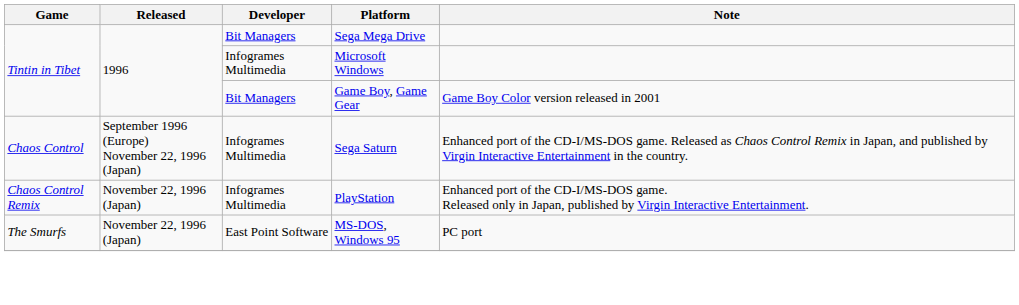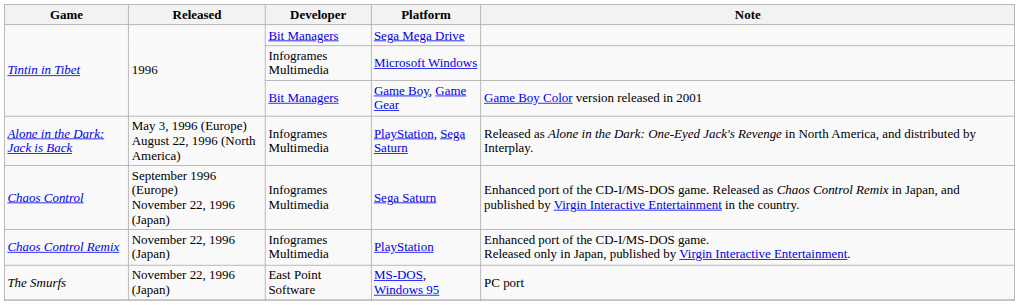+ row: (420, 140)
